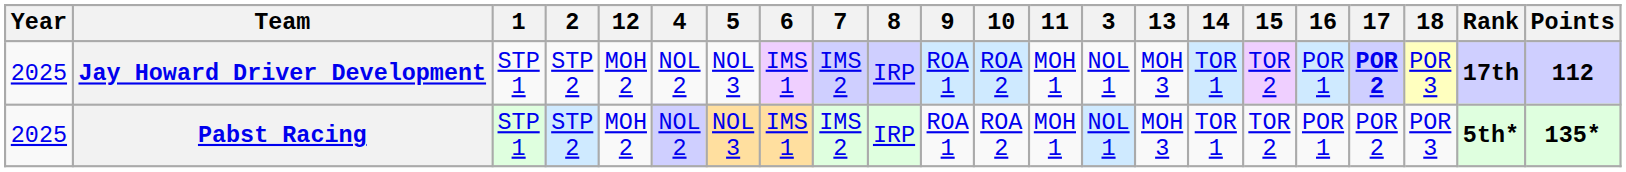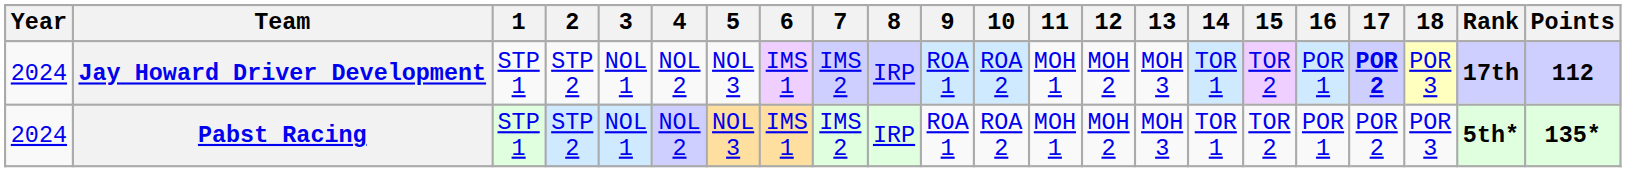columns swapped: (1109, 24) <-> (626, 24)
(39, 73) 2025 -> (39, 73) 2024
(39, 136) 2025 -> (39, 136) 2024
